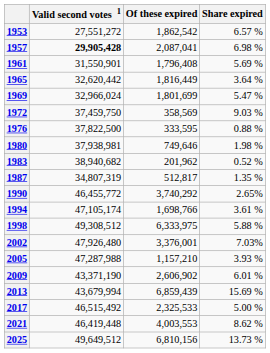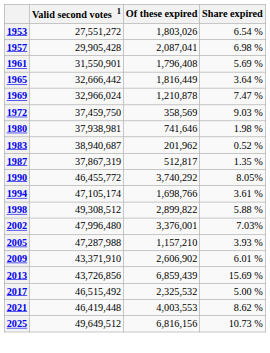(177, 31) 1,862,542 -> (177, 31) 1,803,026
(248, 31) 6.57 % -> (248, 31) 6.54 %
(98, 47) bold -> (98, 47) normal
(98, 80) 32,620,442 -> (98, 80) 32,666,442
(177, 96) 1,801,699 -> (177, 96) 1,210,878
(248, 96) 5.47 % -> (248, 96) 7.47 %
- row: (17, 129)
(181, 145) 749,646 -> (181, 129) 741,646
(98, 161) 38,940,682 -> (98, 145) 38,940,687
(98, 177) 34,807,319 -> (98, 161) 37,867,319
(247, 194) 2.65% -> (247, 177) 8.05%
(177, 226) 6,333,975 -> (177, 210) 2,899,822
(98, 242) 47,926,480 -> (98, 226) 47,996,480
(98, 275) 43,371,190 -> (98, 258) 43,371,910
(98, 291) 43,679,994 -> (98, 275) 43,726,856
(177, 307) 2,325,533 -> (177, 291) 2,325,532
(177, 340) 6,810,156 -> (177, 323) 6,816,156
(246, 340) 13.73 % -> (246, 323) 10.73 %
